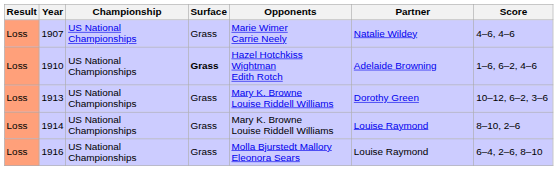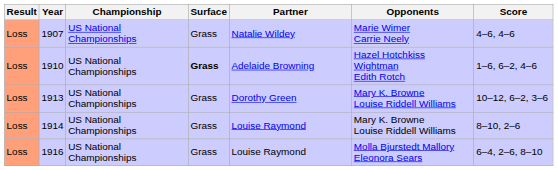columns swapped: (413, 12) <-> (290, 12)
